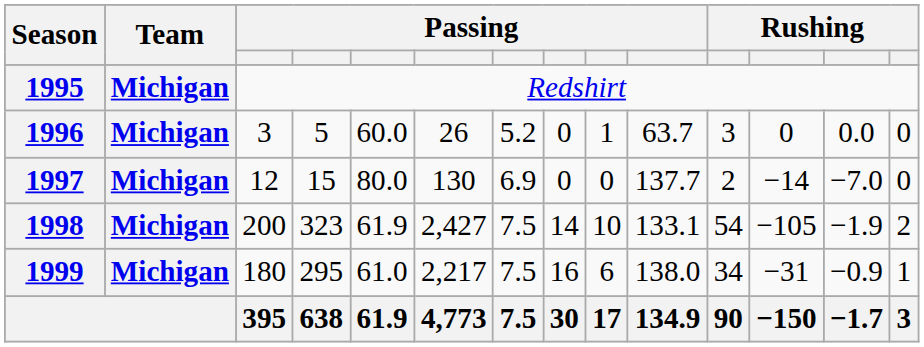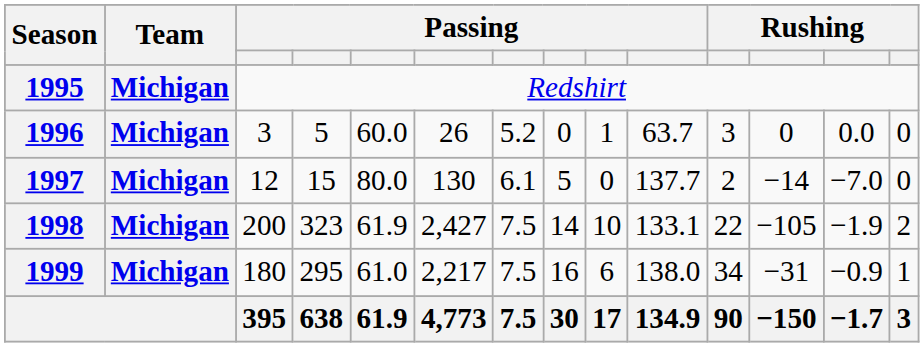(518, 179) 6.9 -> (518, 179) 6.1
(564, 179) 0 -> (564, 179) 5
(728, 225) 54 -> (728, 225) 22
